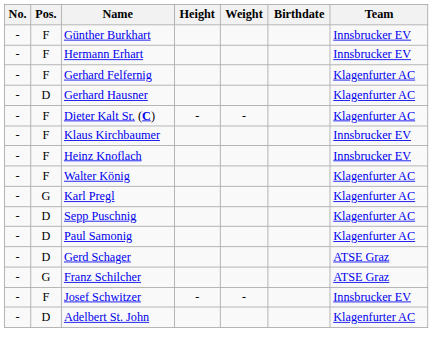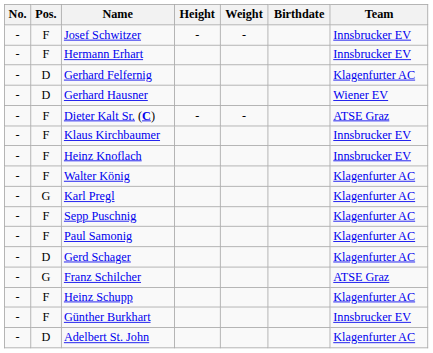rows swapped: (107, 35) <-> (102, 297)
(46, 75) F -> (46, 75) D
(374, 95) Klagenfurter AC -> (361, 95) Wiener EV
(374, 115) Klagenfurter AC -> (361, 115) ATSE Graz
(46, 216) D -> (46, 216) F
(46, 237) D -> (46, 237) F
(361, 257) ATSE Graz -> (374, 257) Klagenfurter AC
+ row: (98, 297)
